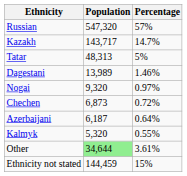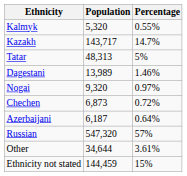rows swapped: (22, 27) <-> (22, 133)
(99, 149) lightgreen background -> (99, 149) no background
